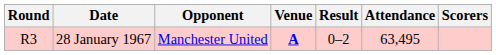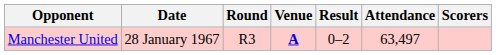columns swapped: (29, 15) <-> (213, 15)
(400, 38) 63,495 -> (400, 38) 63,497
